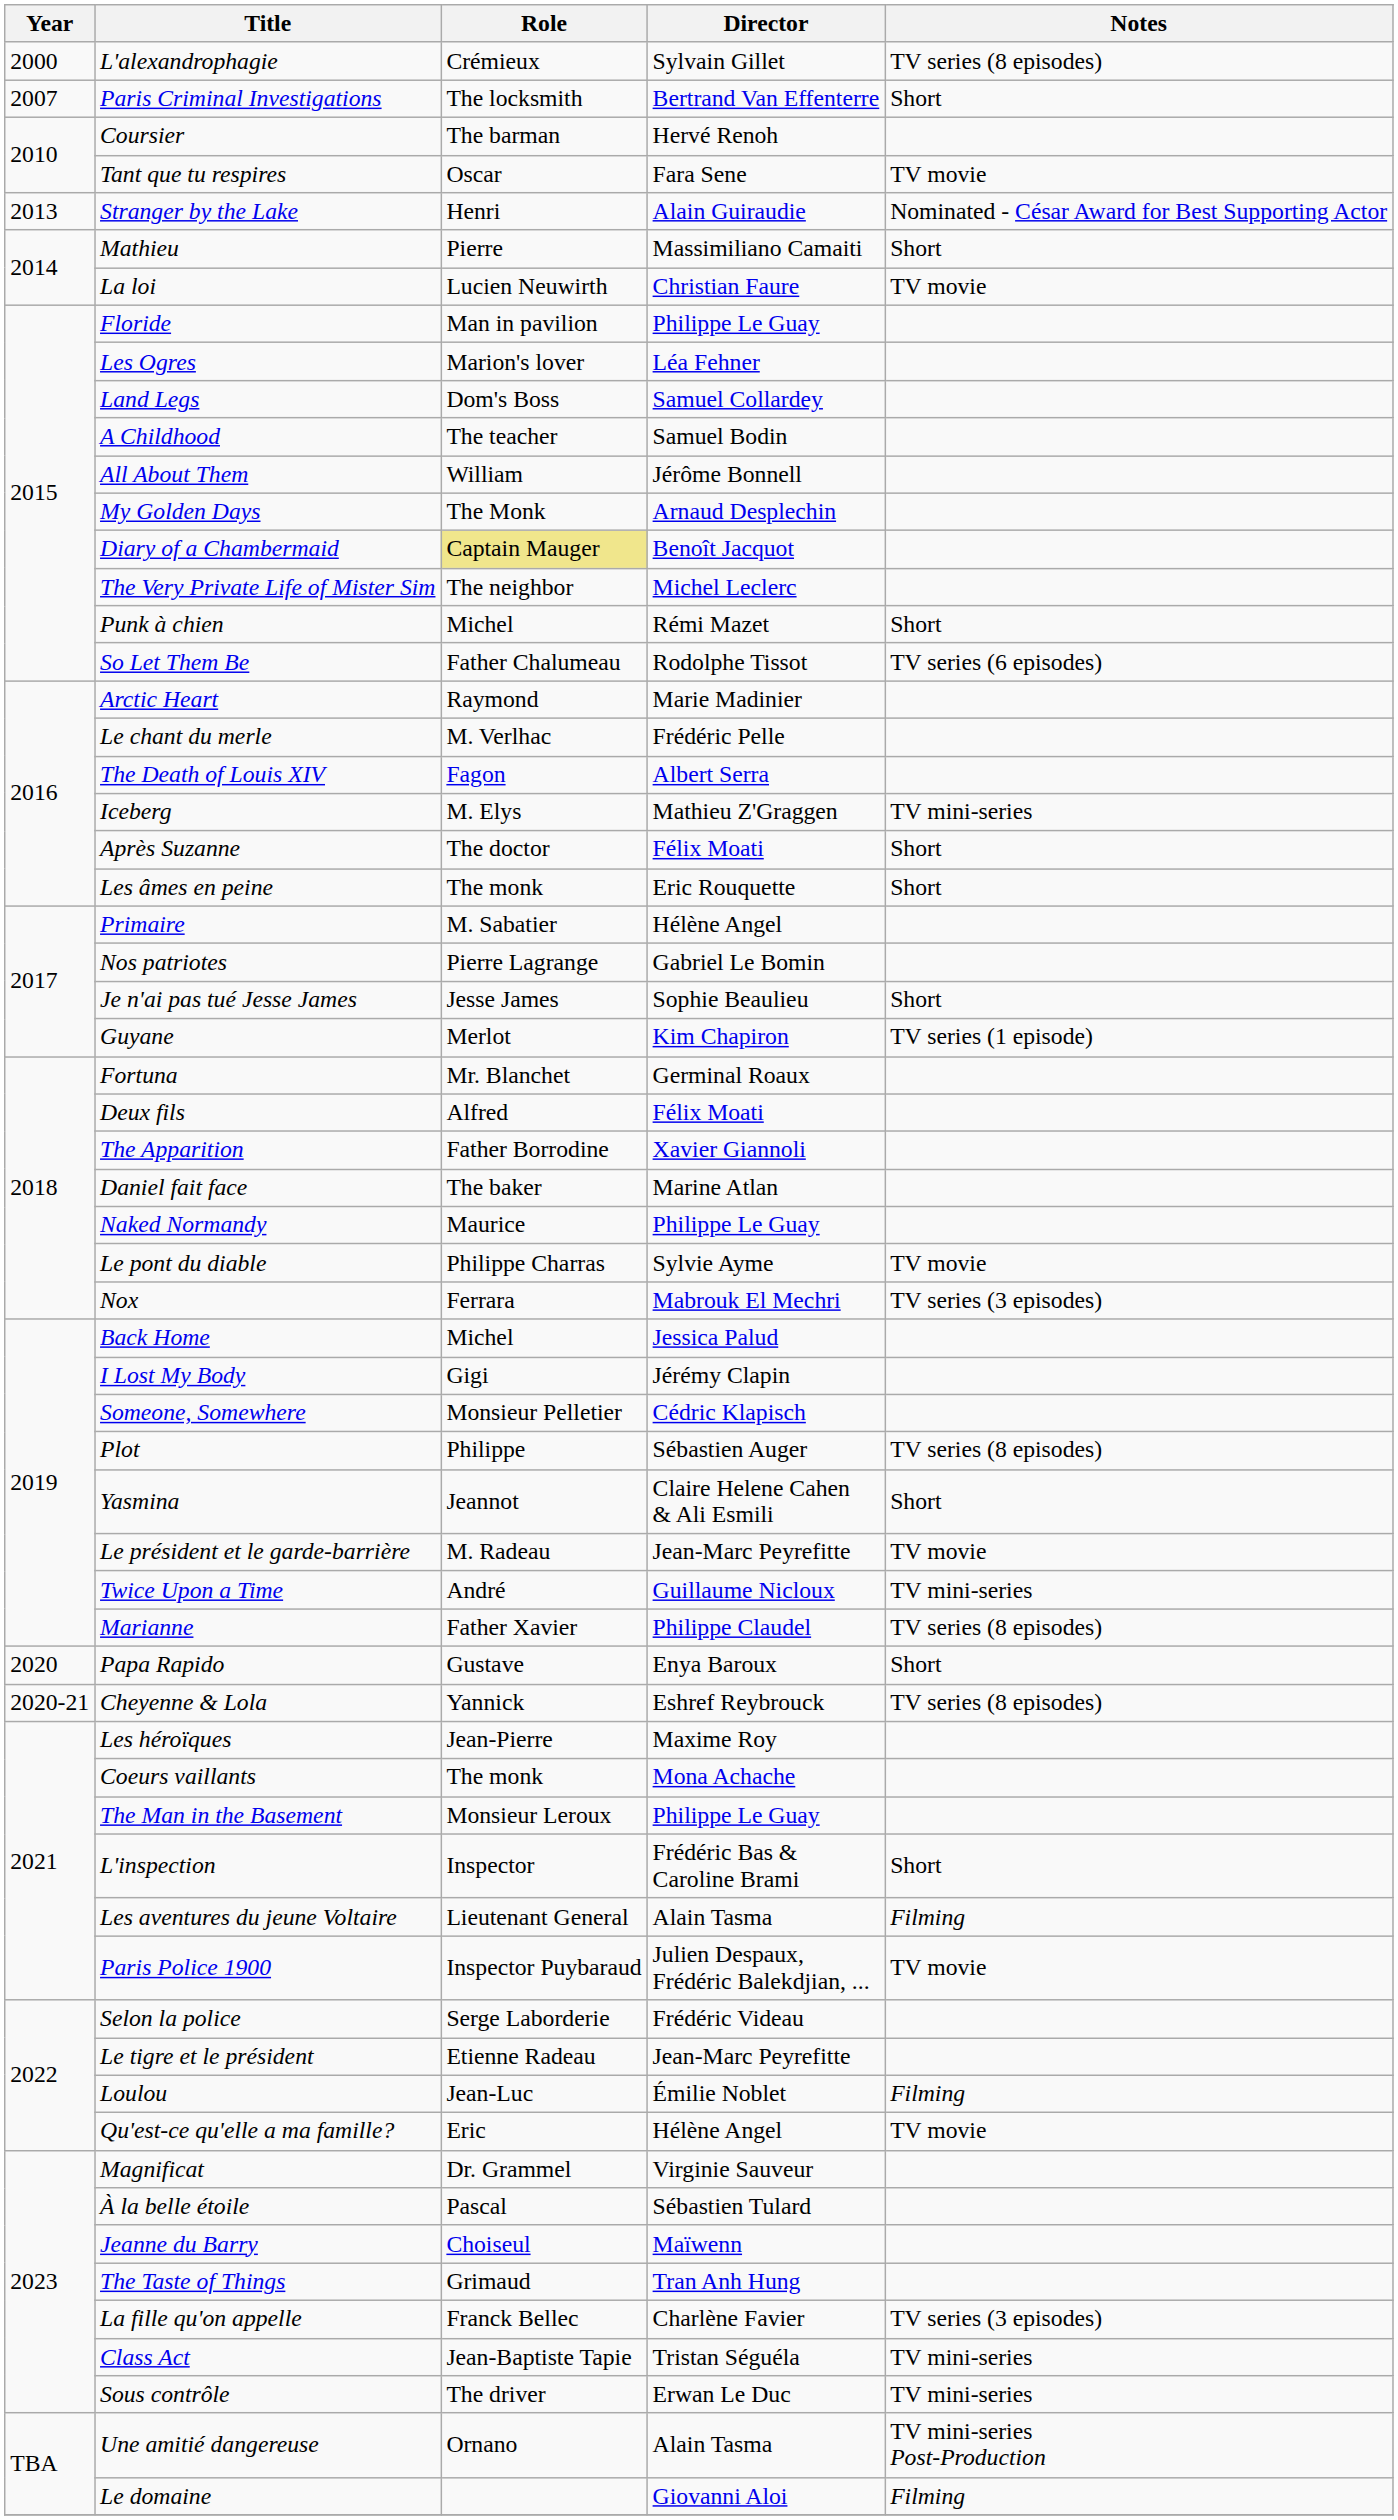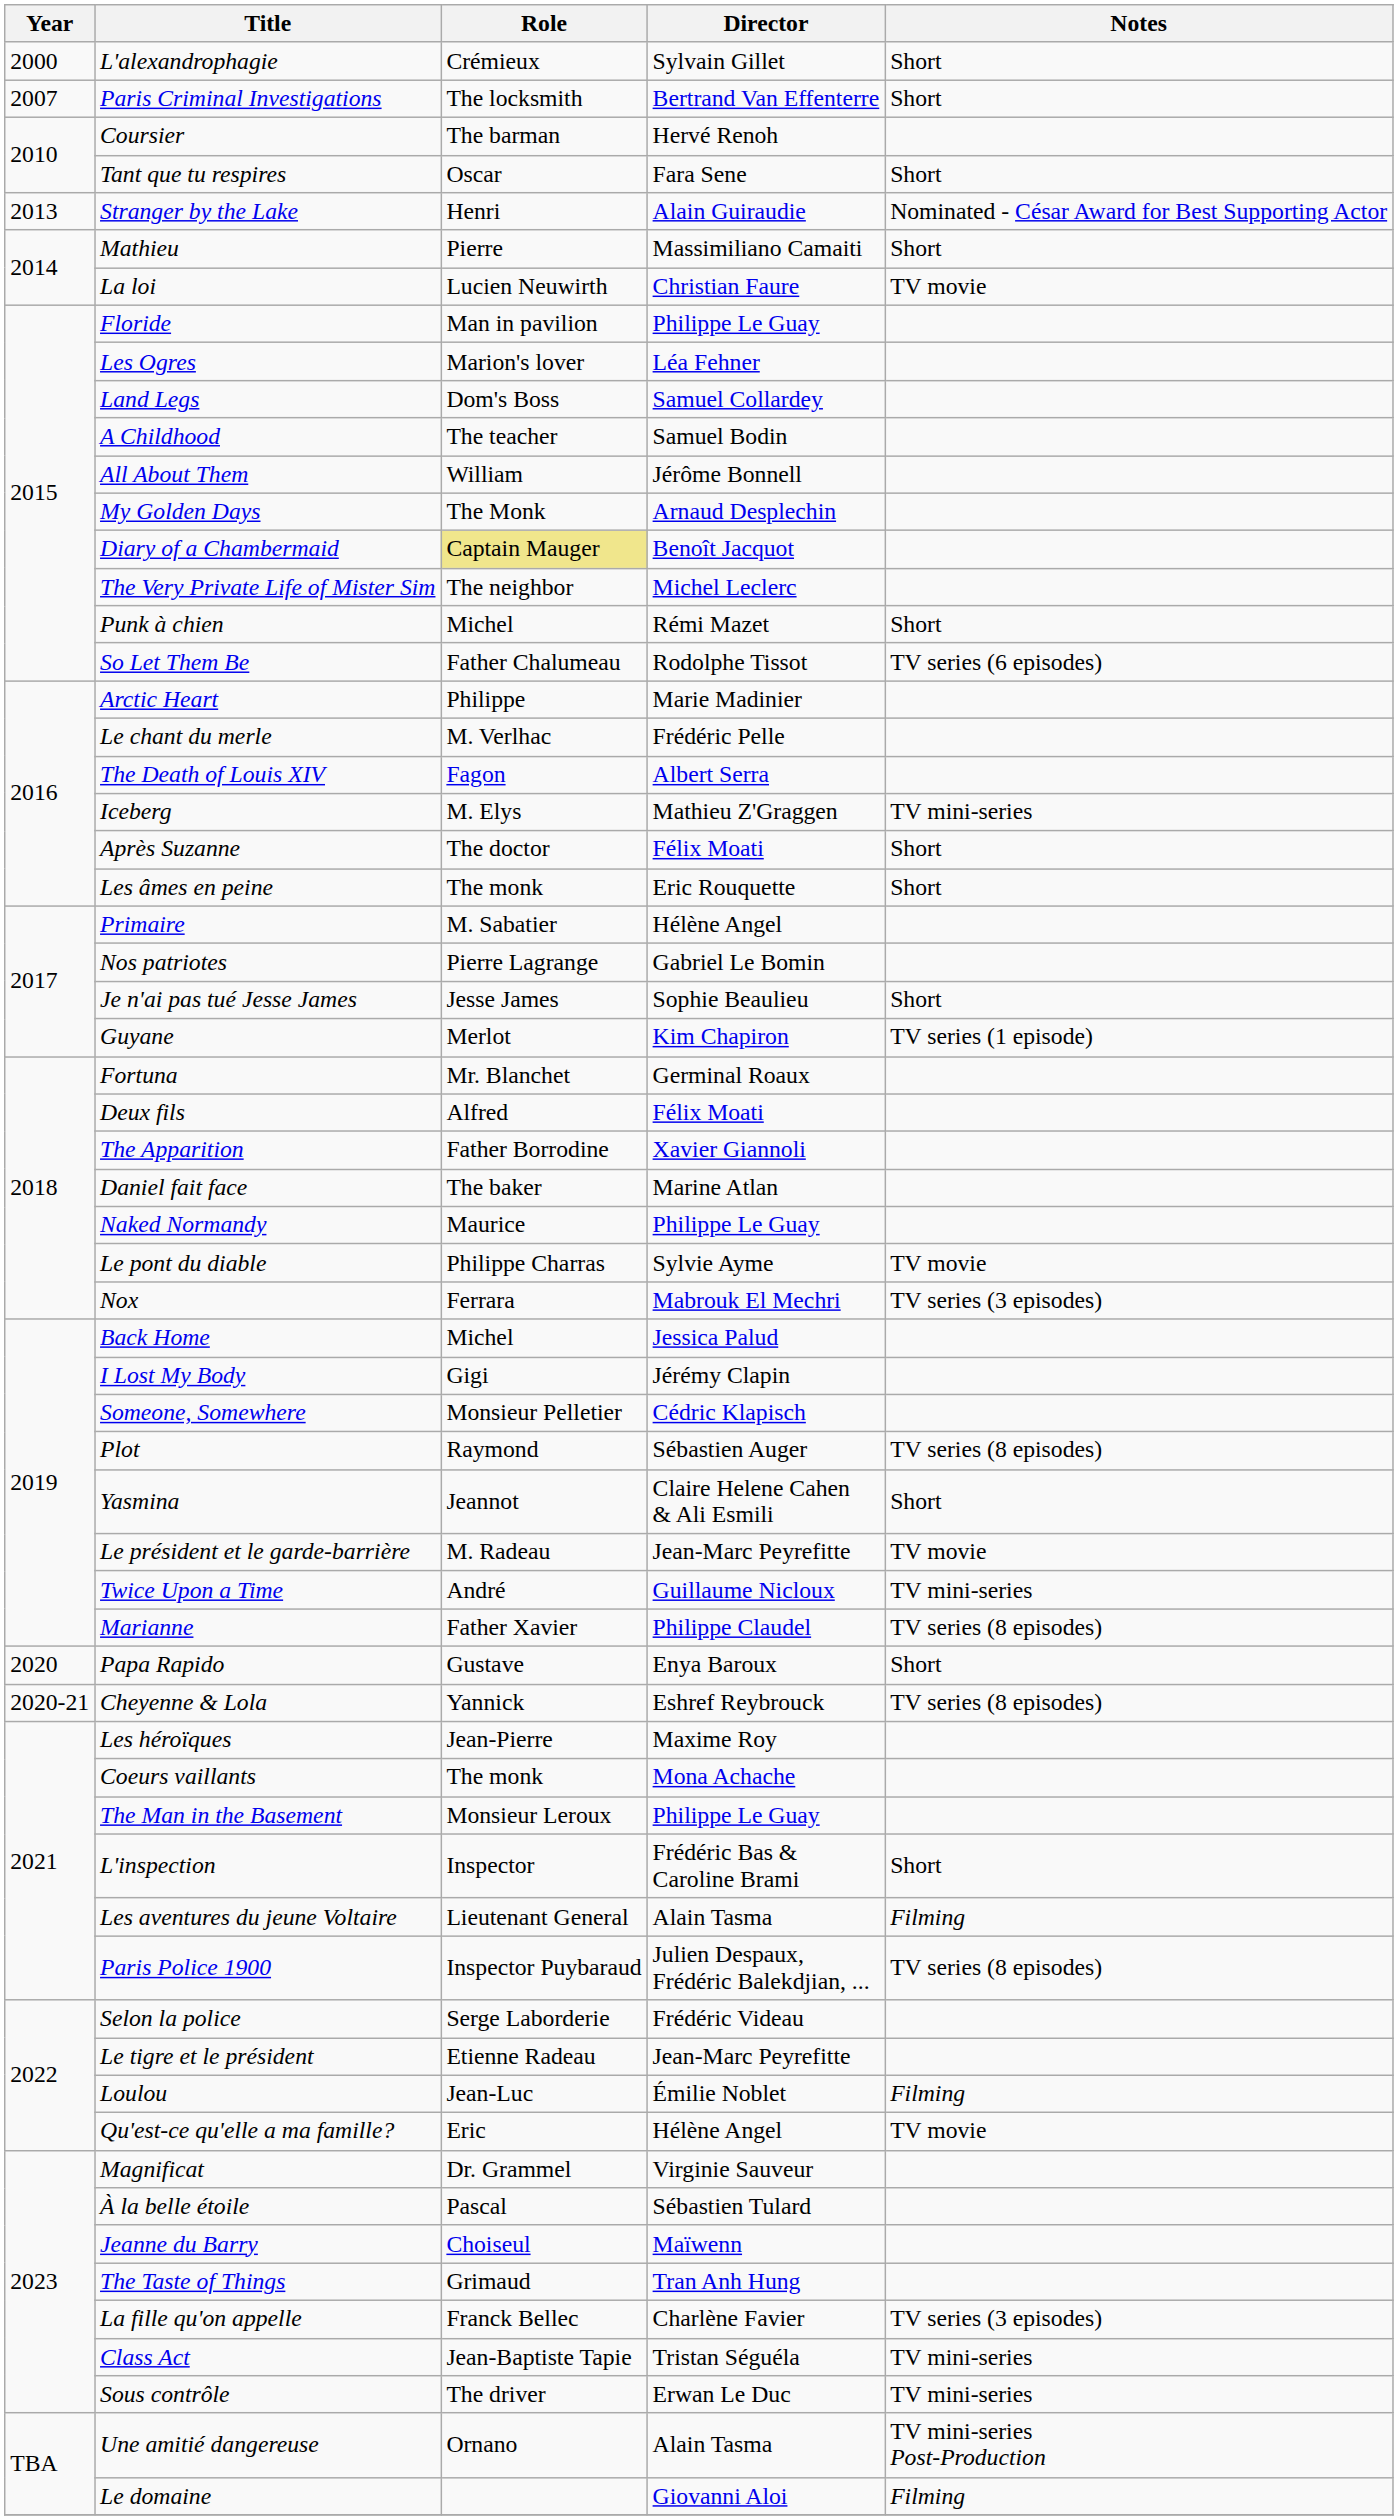(996, 60) TV series (8 episodes) -> (916, 60) Short
(938, 173) TV movie -> (916, 173) Short
(492, 699) Raymond -> (486, 699) Philippe
(486, 1450) Philippe -> (492, 1450) Raymond
(938, 1967) TV movie -> (996, 1967) TV series (8 episodes)
